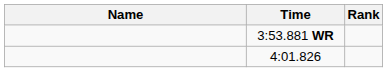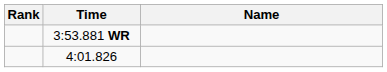columns swapped: (126, 14) <-> (364, 14)
